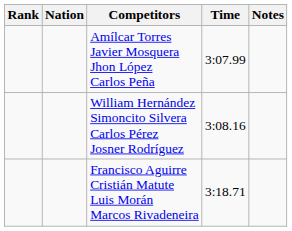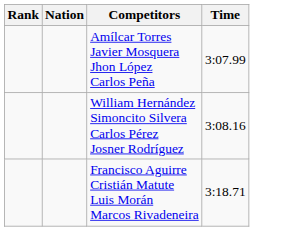- column: (268, 15)
